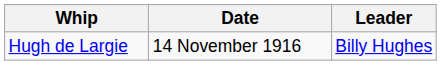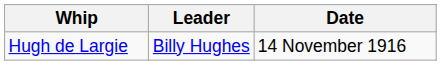columns swapped: (240, 18) <-> (384, 18)
